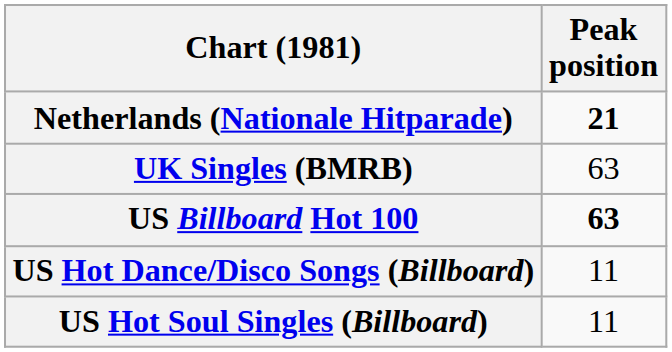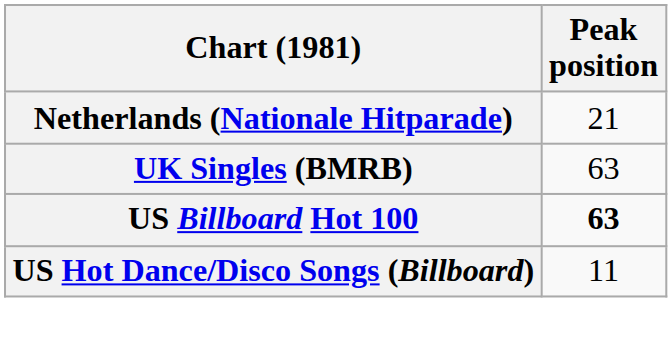(604, 117) bold -> (604, 117) normal
- row: (273, 321)
